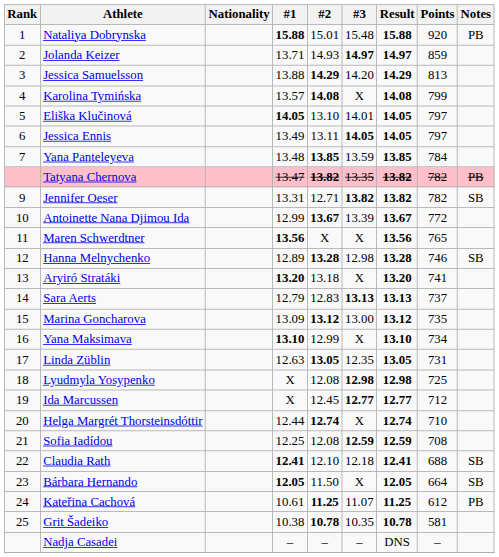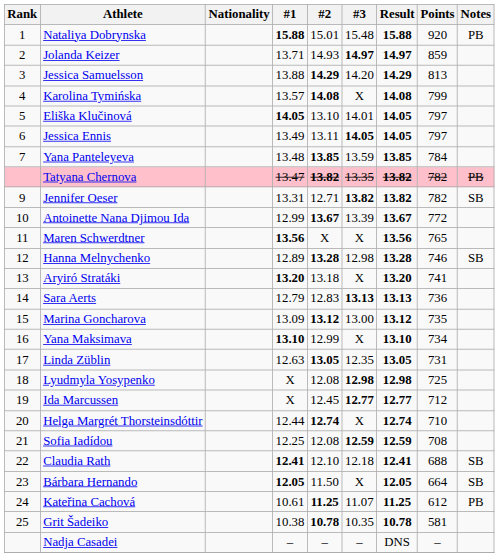(438, 298) 737 -> (438, 298) 736
